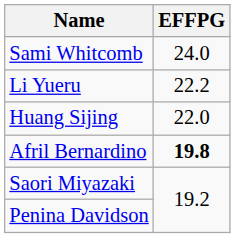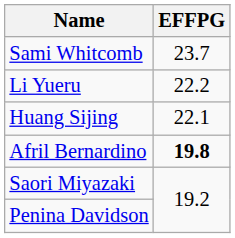(192, 53) 24.0 -> (192, 53) 23.7
(192, 118) 22.0 -> (192, 118) 22.1
